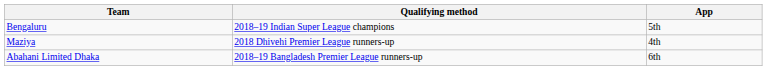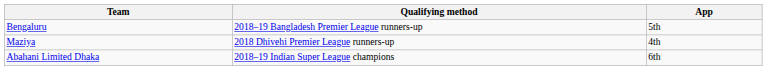(314, 27) 2018–19 Indian Super League champions -> (328, 27) 2018–19 Bangladesh Premier League runners-up
(328, 57) 2018–19 Bangladesh Premier League runners-up -> (314, 57) 2018–19 Indian Super League champions
